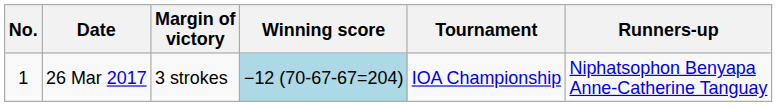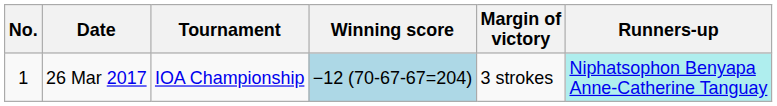columns swapped: (486, 29) <-> (195, 29)
(668, 77) no background -> (668, 77) paleturquoise background
